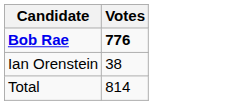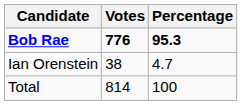+ column: (192, 16)
